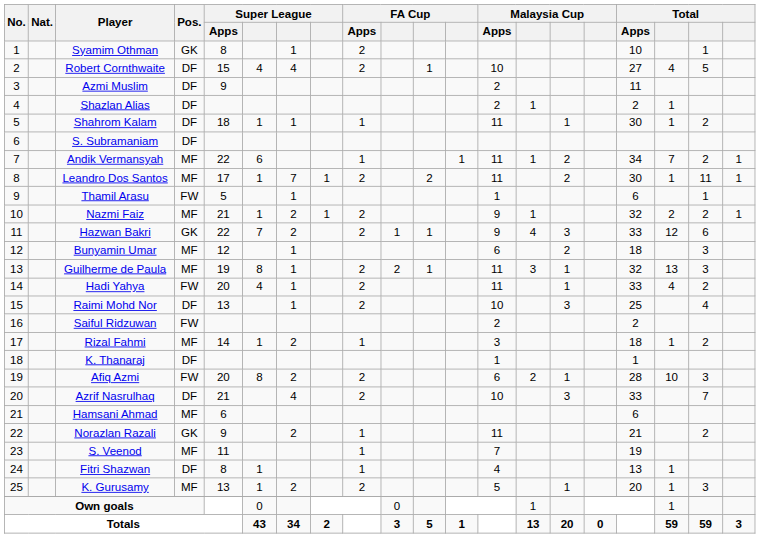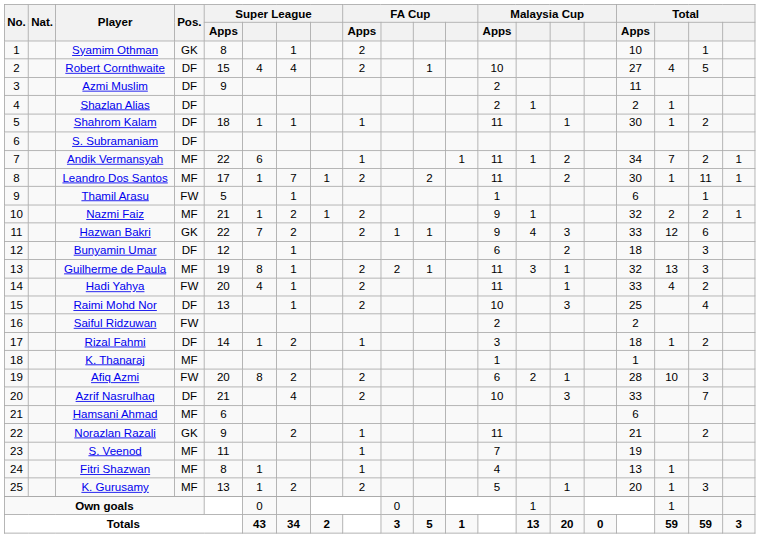(189, 250) MF -> (189, 250) DF
(189, 341) MF -> (189, 341) DF
(189, 359) DF -> (189, 359) MF
(189, 469) DF -> (189, 469) MF
